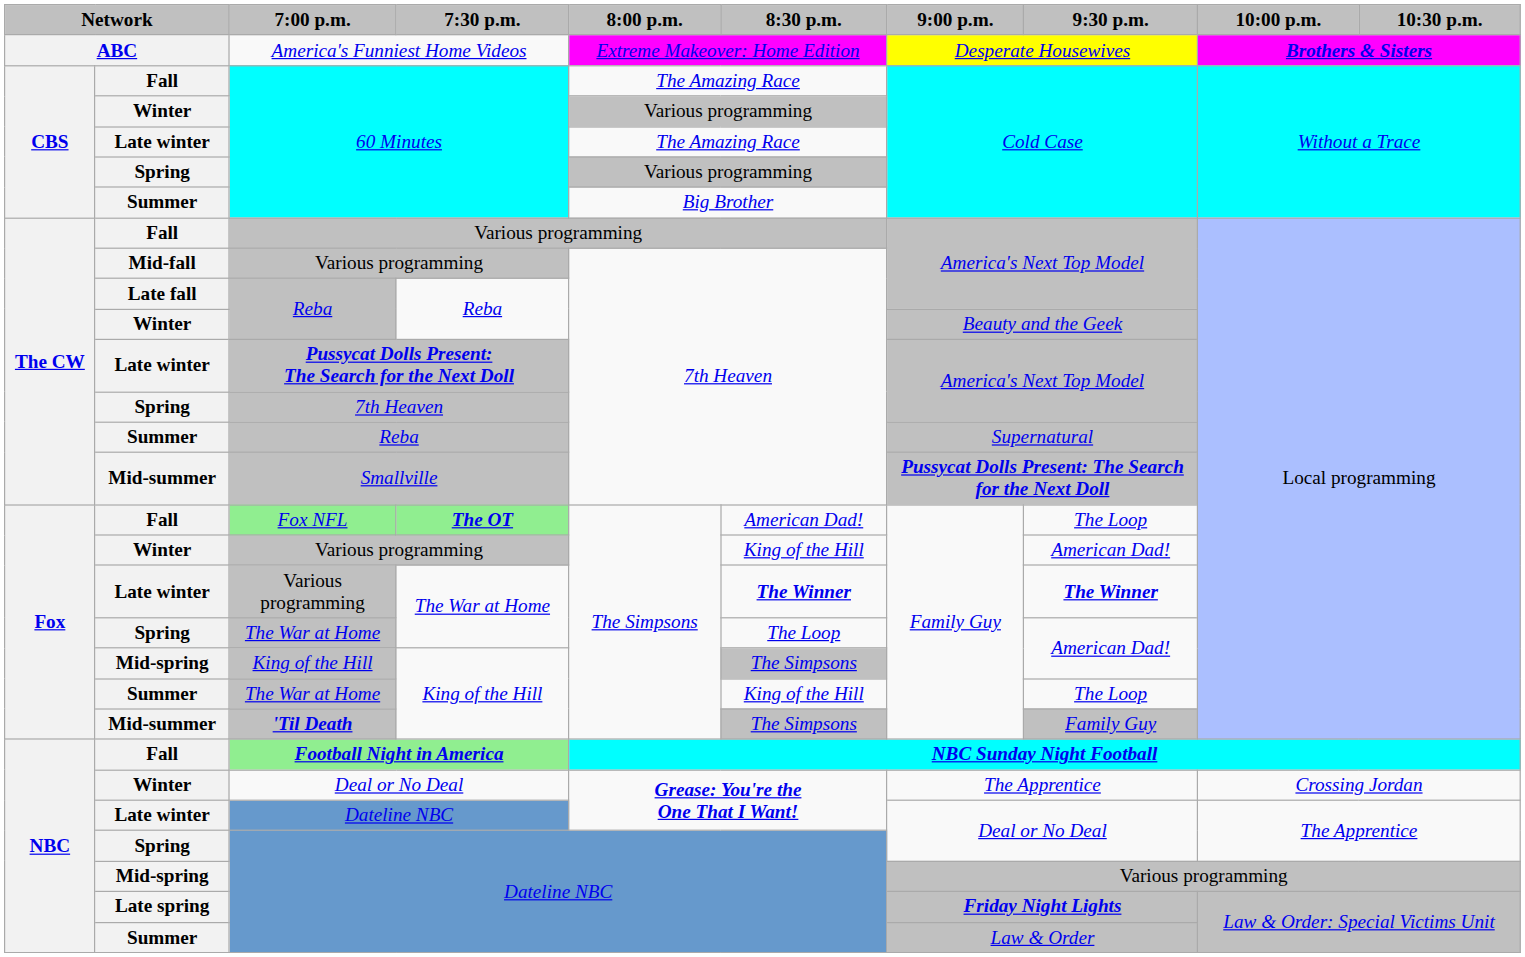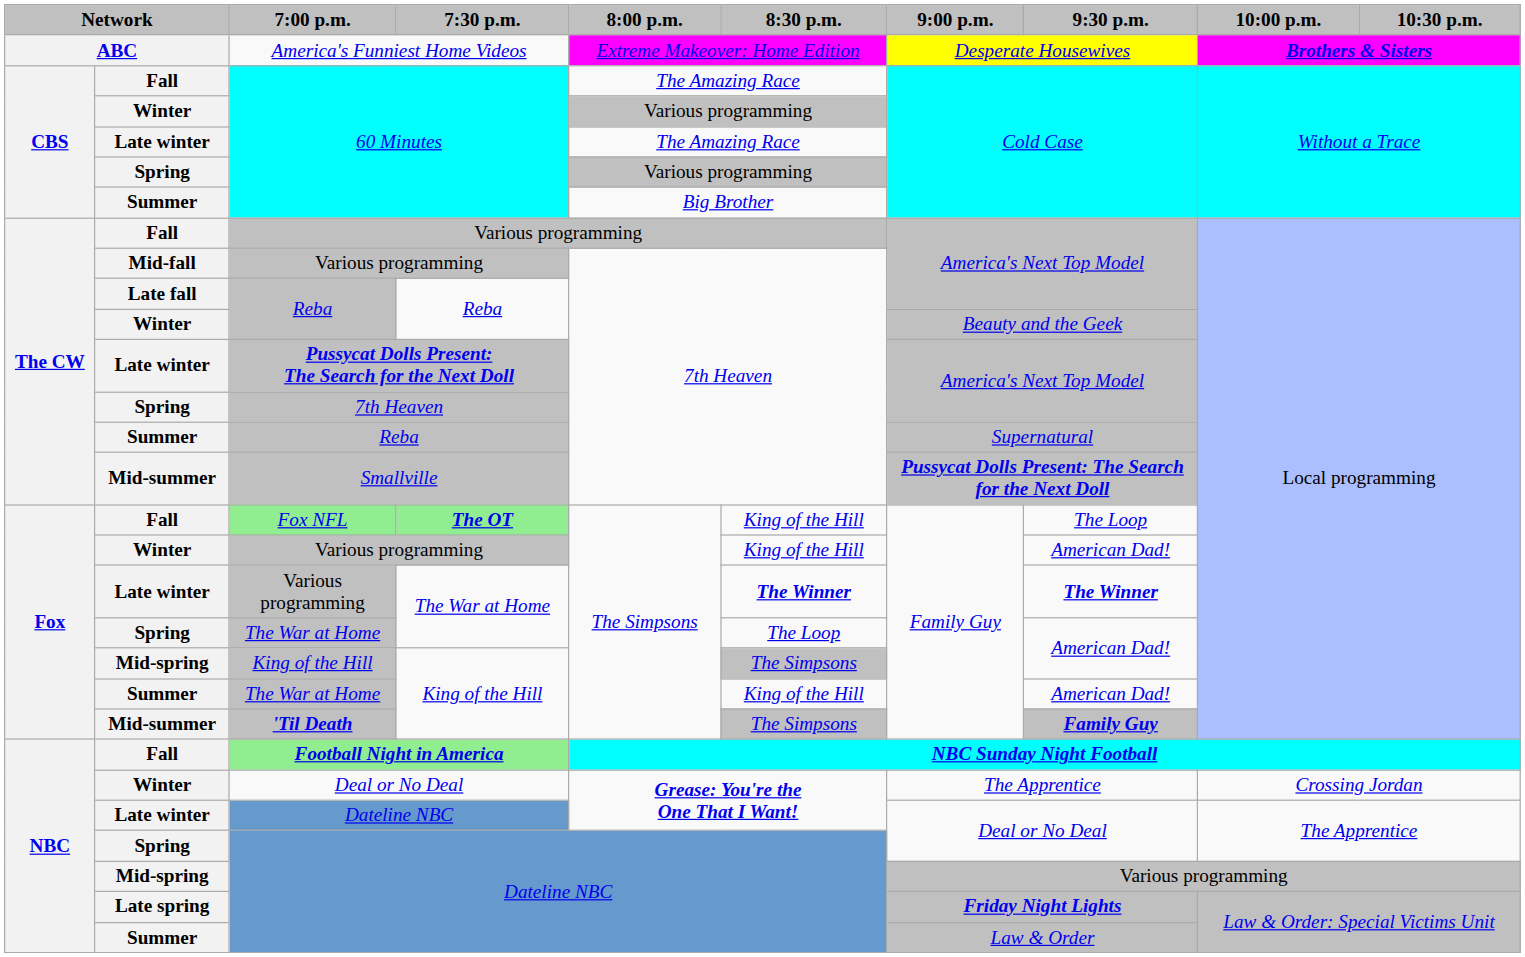(804, 519) American Dad! -> (804, 519) King of the Hill
(1111, 693) The Loop -> (1111, 693) American Dad!
(1111, 723) normal -> (1111, 723) bold
